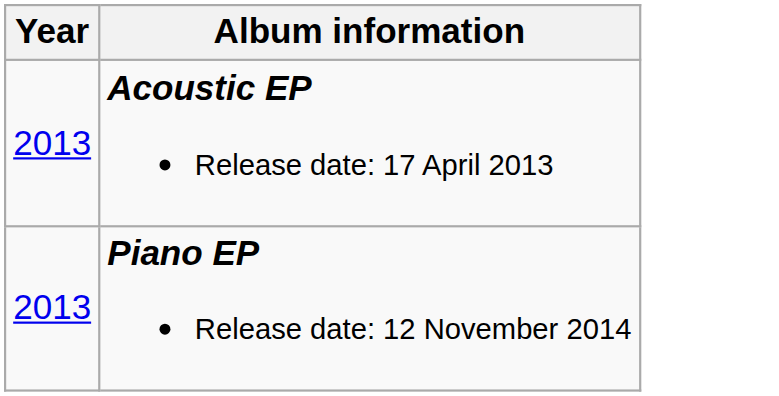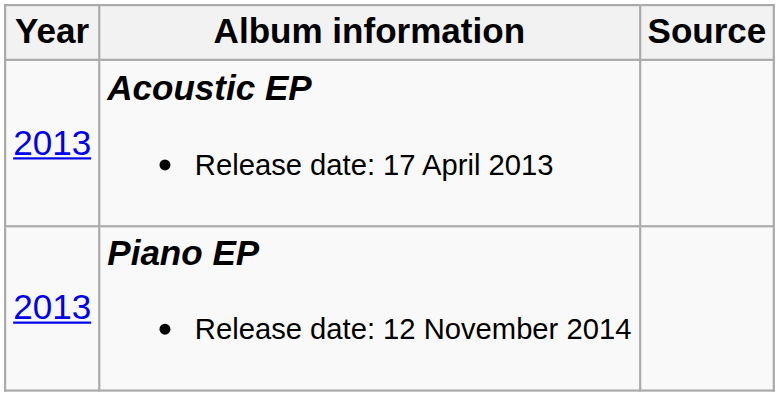+ column: (707, 32)
